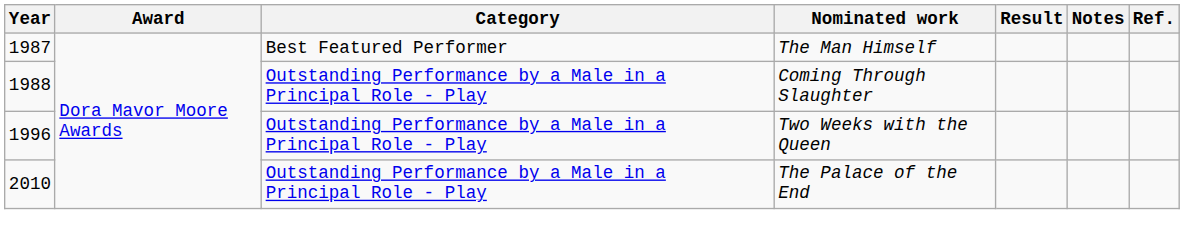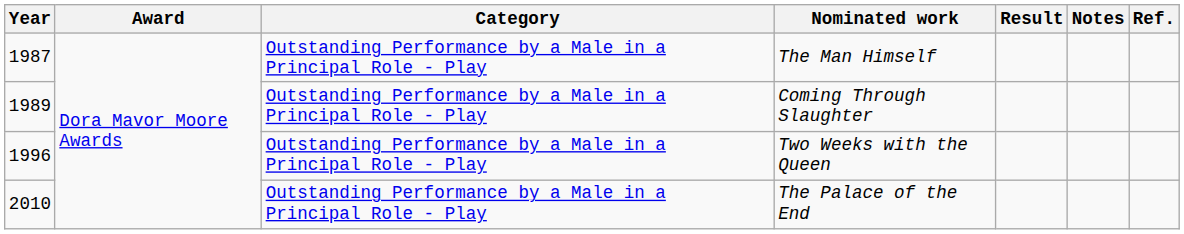(387, 48) Best Featured Performer -> (466, 58) Outstanding Performance by a Male in a Principal Role - Play
(30, 86) 1988 -> (30, 107) 1989
